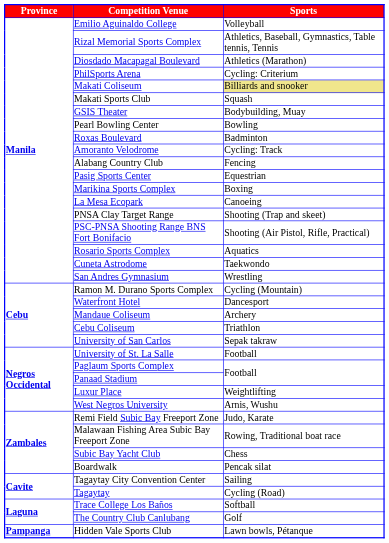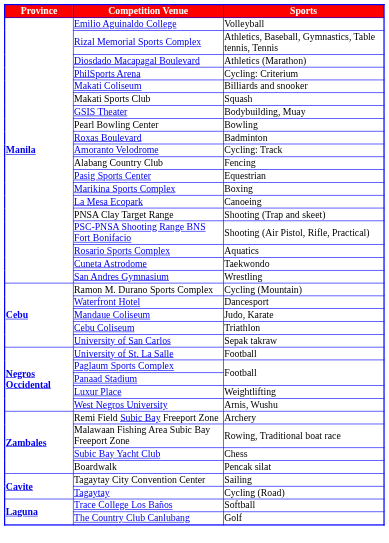(266, 86) khaki background -> (266, 86) no background
(240, 315) Archery -> (249, 315) Judo, Karate
(249, 417) Judo, Karate -> (240, 417) Archery
- row: (123, 531)
